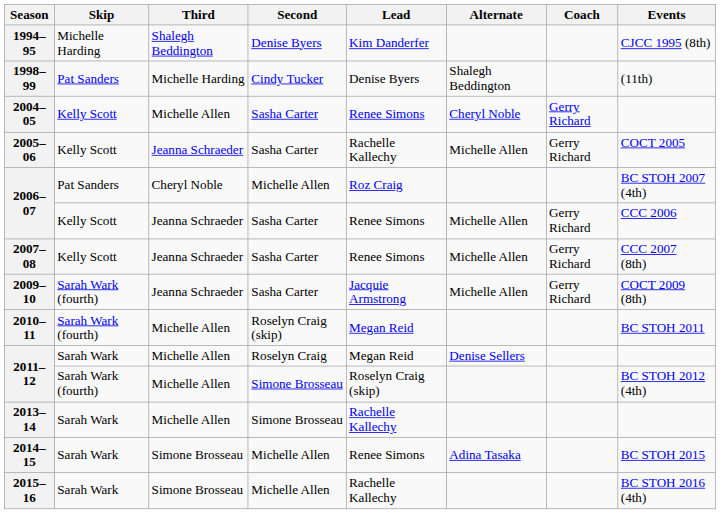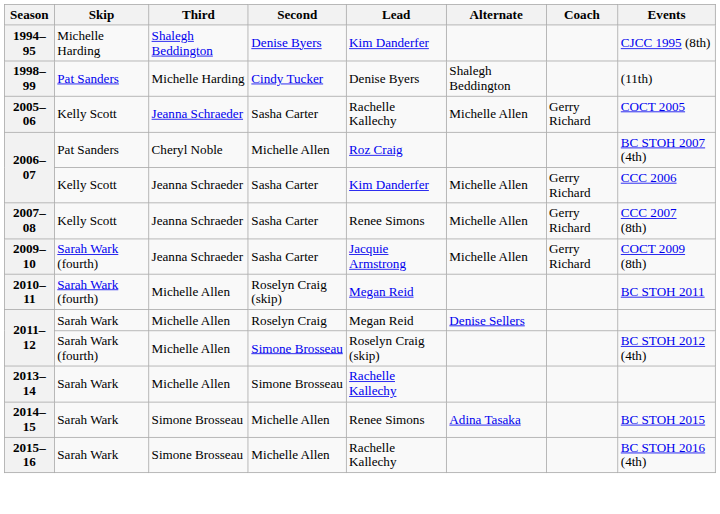- row: (29, 114)
(387, 220) Renee Simons -> (389, 185) Kim Danderfer
